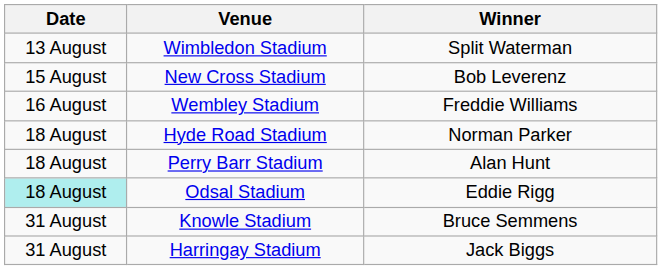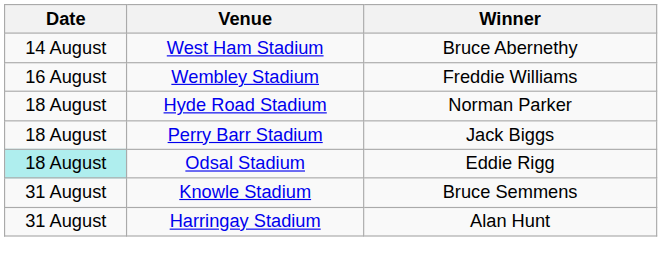- row: (245, 47)
+ row: (245, 47)
- row: (245, 76)
(510, 163) Alan Hunt -> (510, 134) Jack Biggs
(510, 250) Jack Biggs -> (510, 221) Alan Hunt
